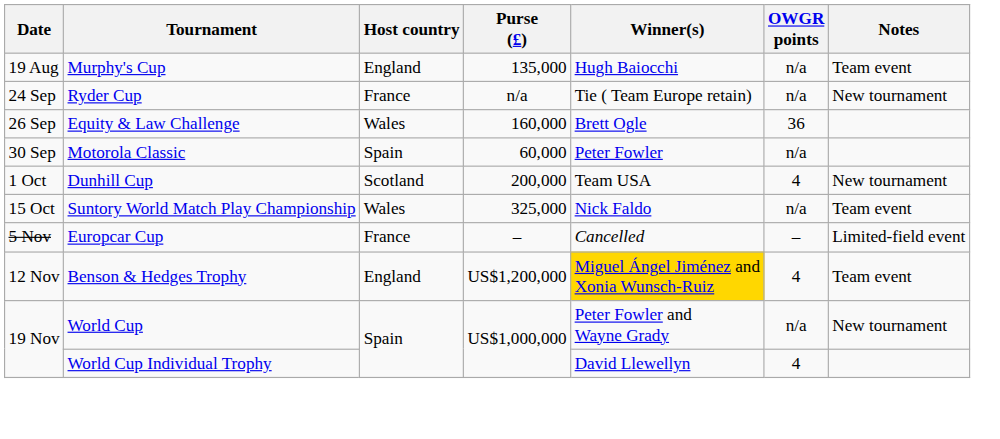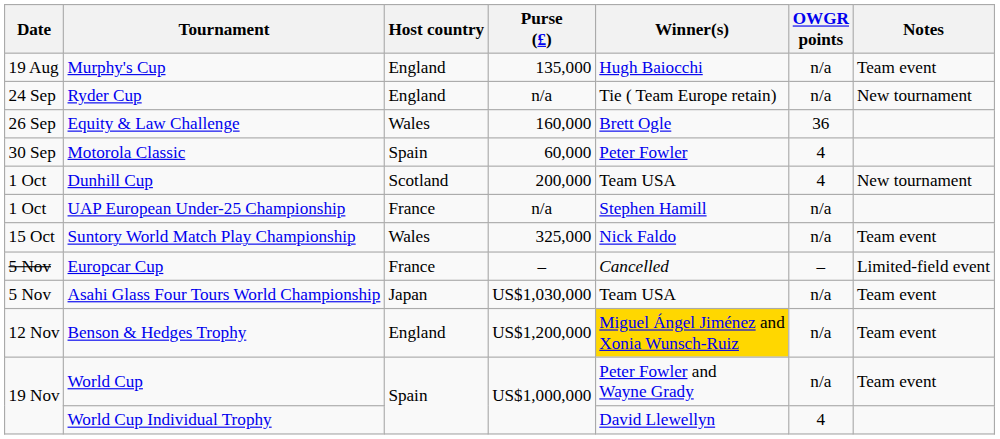(387, 95) France -> (417, 95) England
(796, 152) n/a -> (821, 152) 4
+ row: (206, 209)
+ row: (224, 294)
(796, 275) 4 -> (821, 332) n/a
(890, 324) New tournament -> (897, 381) Team event
